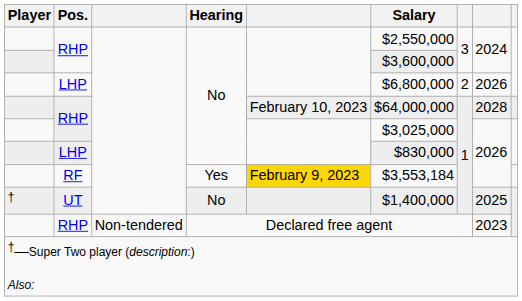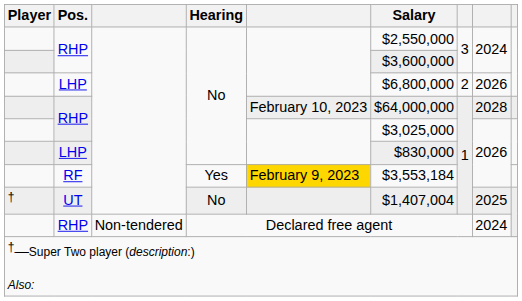(418, 200) $1,400,000 -> (418, 200) $1,407,004
(491, 225) 2023 -> (491, 225) 2024
